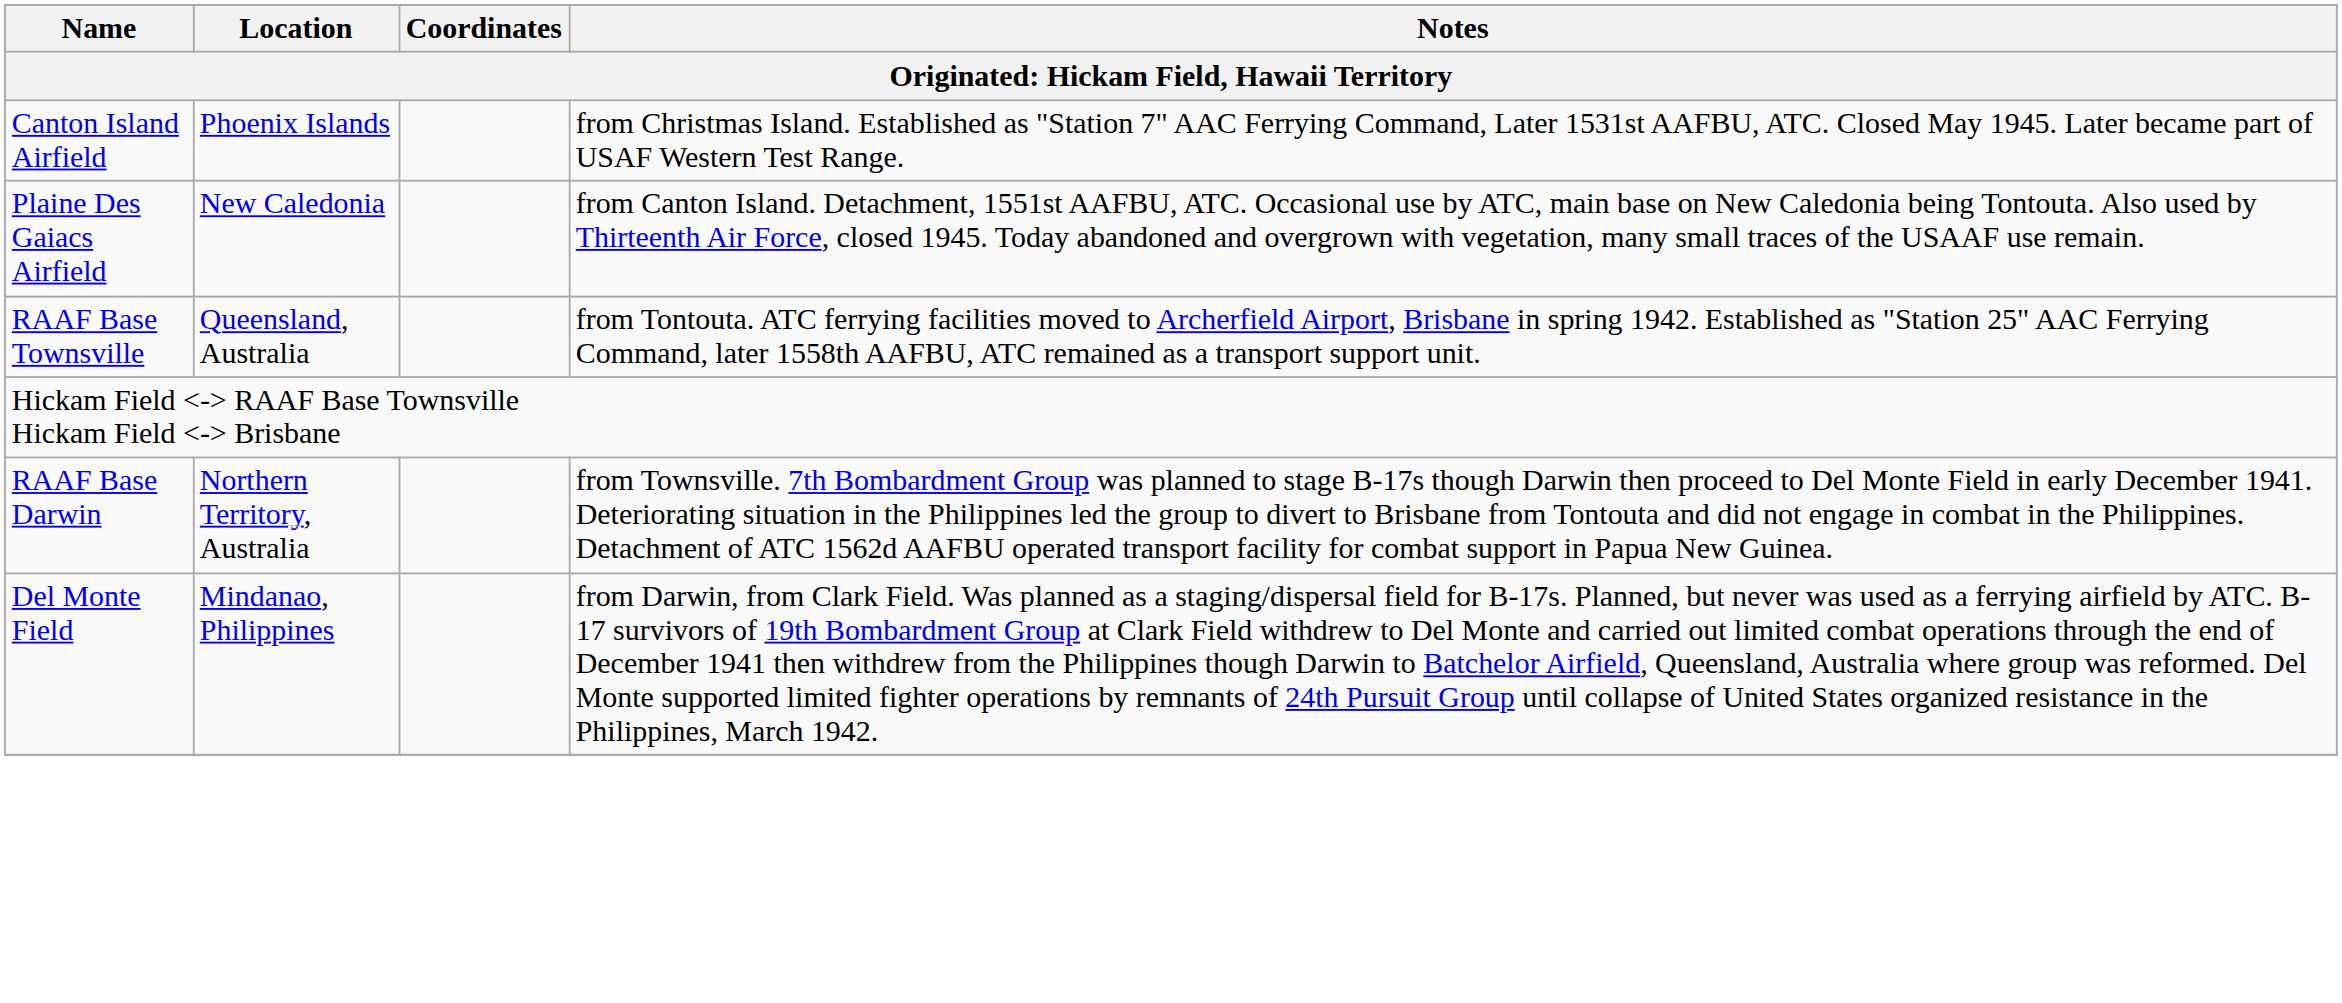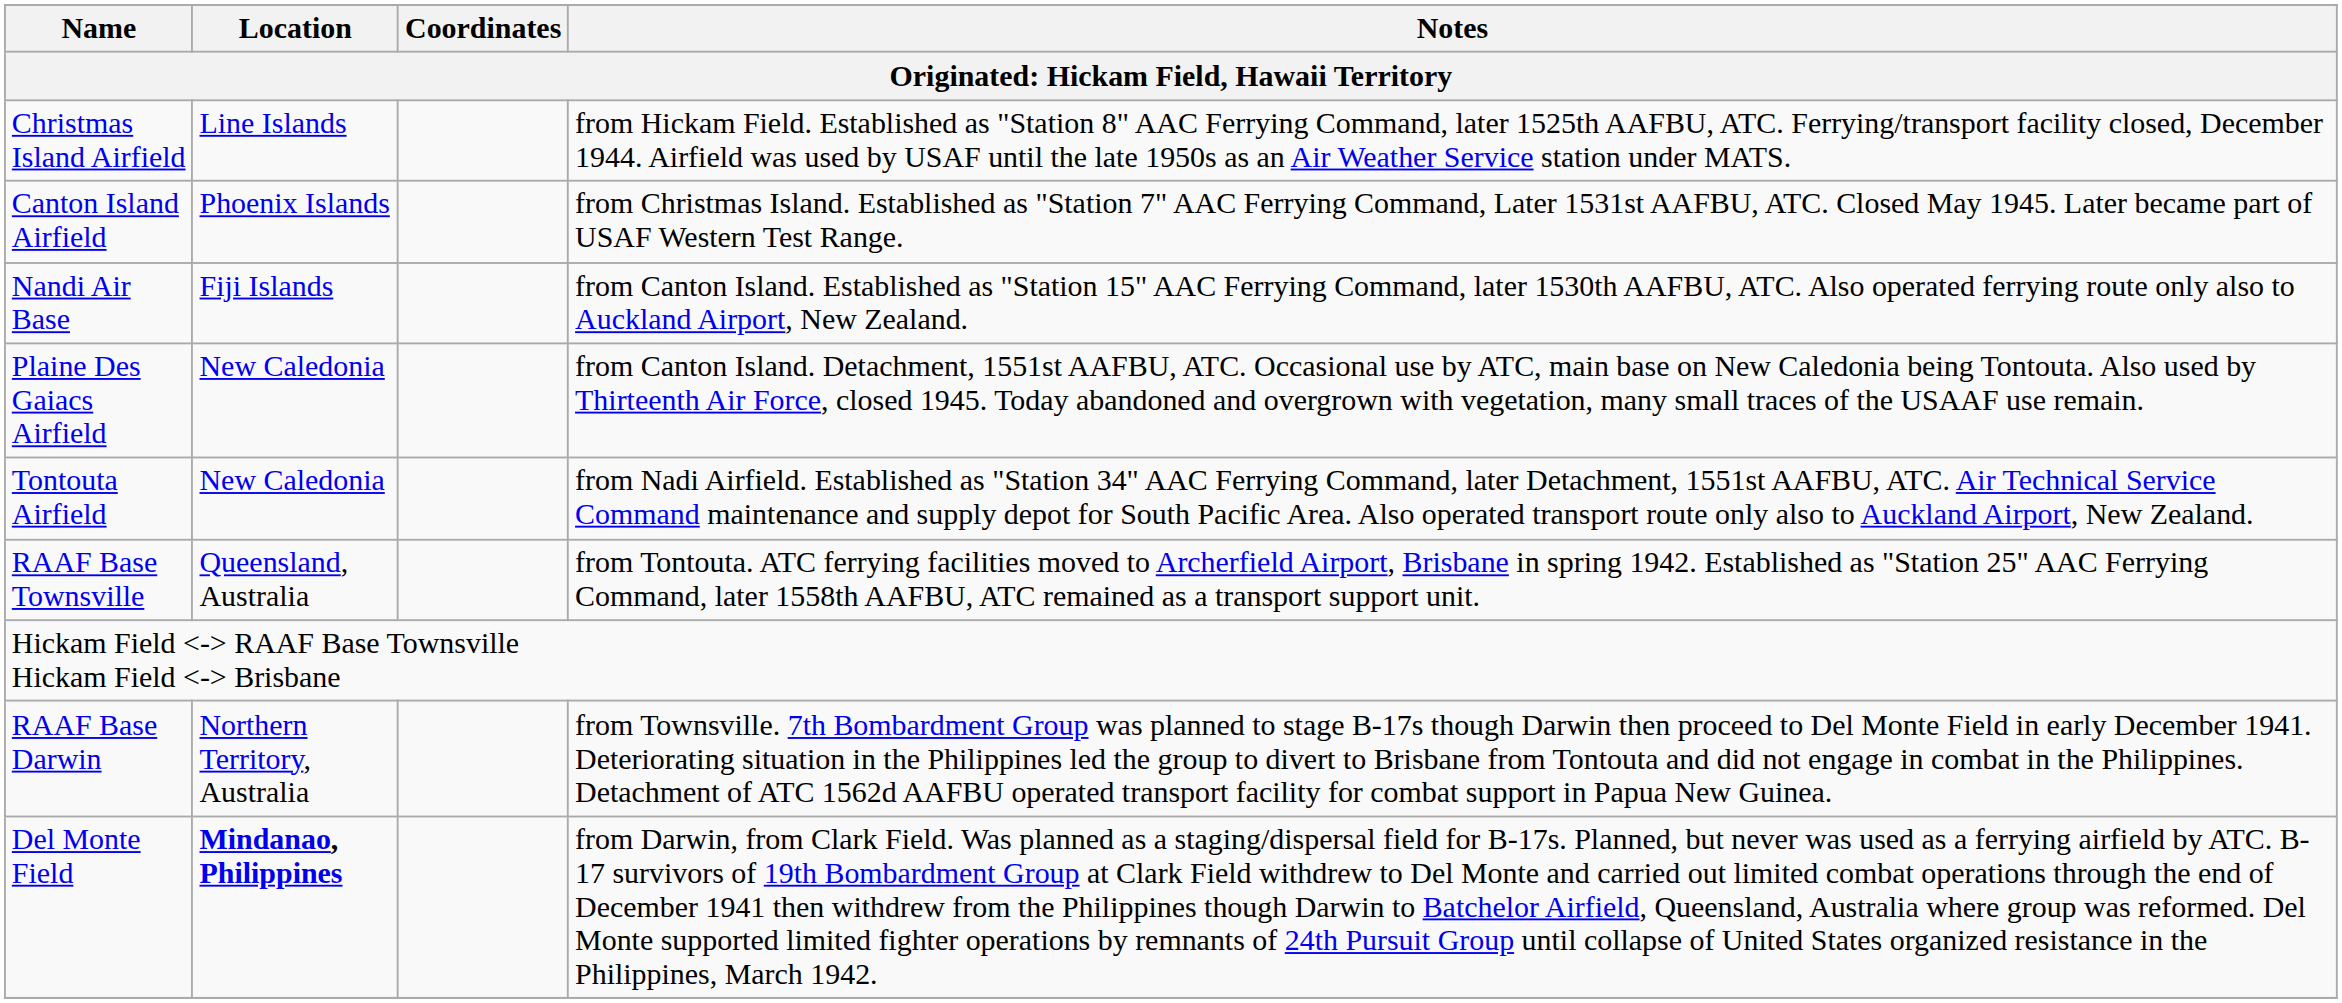+ row: (99, 139)
+ row: (71, 302)
+ row: (65, 498)
(267, 612) normal -> (271, 856) bold
